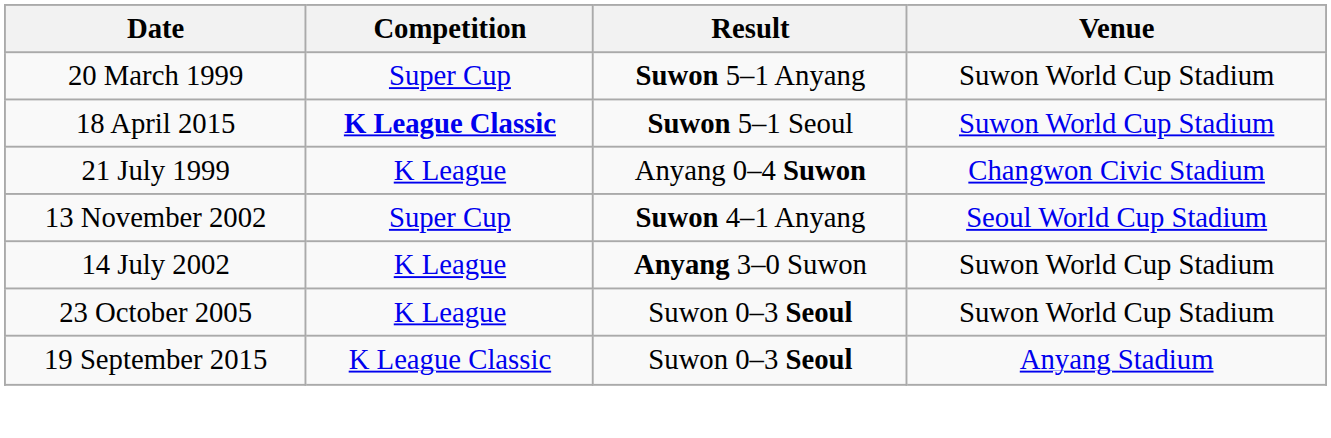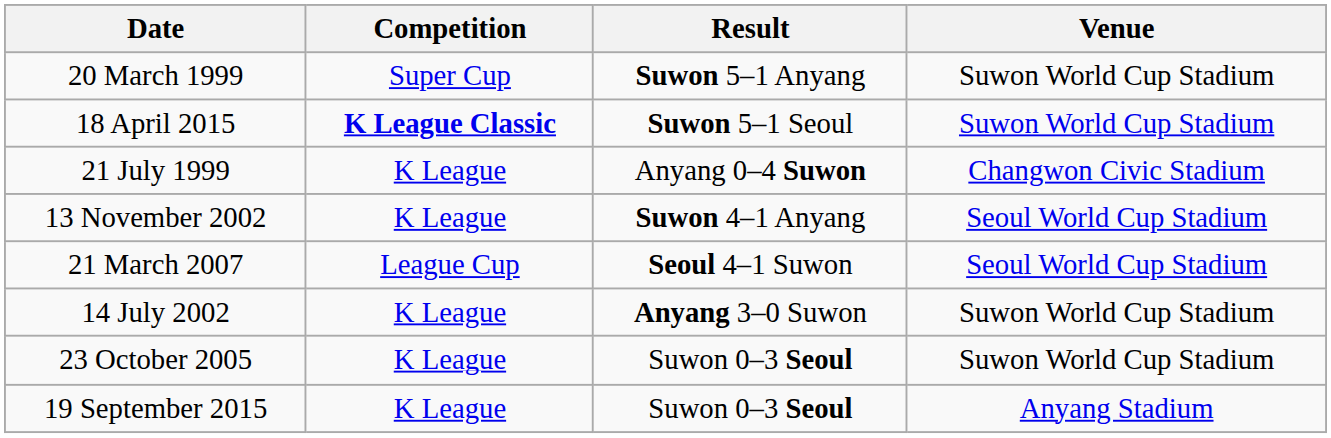(450, 217) Super Cup -> (450, 217) K League
+ row: (156, 265)
(450, 359) K League Classic -> (450, 407) K League
